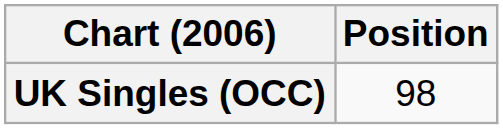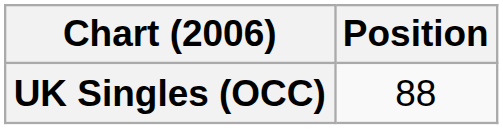(416, 92) 98 -> (416, 92) 88
